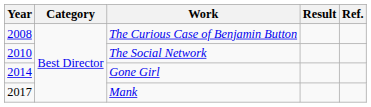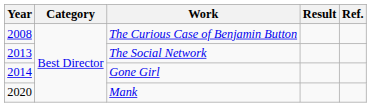(20, 53) 2010 -> (20, 53) 2013
(20, 92) 2017 -> (20, 92) 2020
